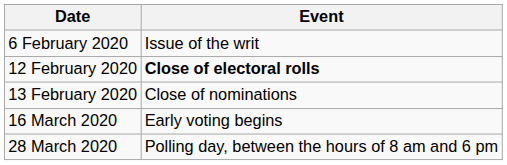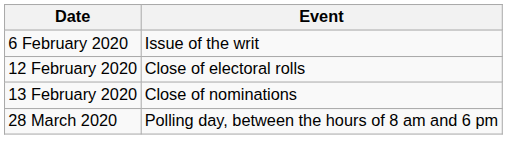(232, 69) bold -> (225, 69) normal
- row: (63, 120)
